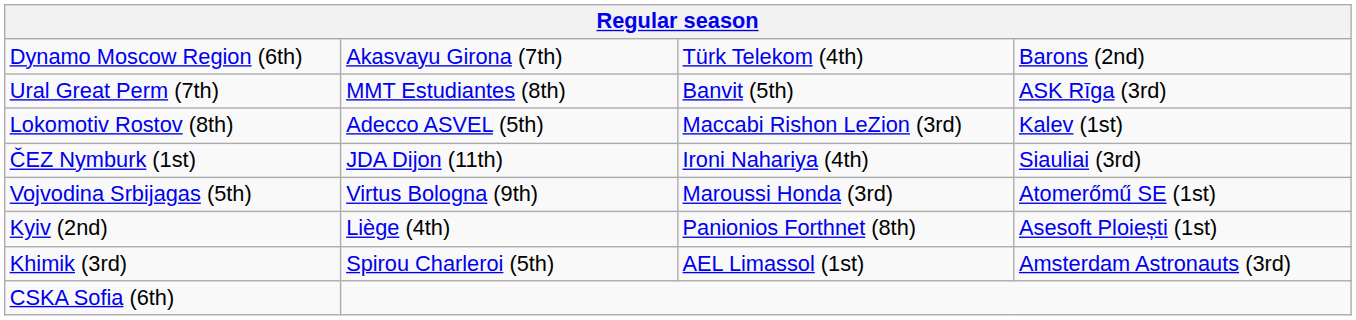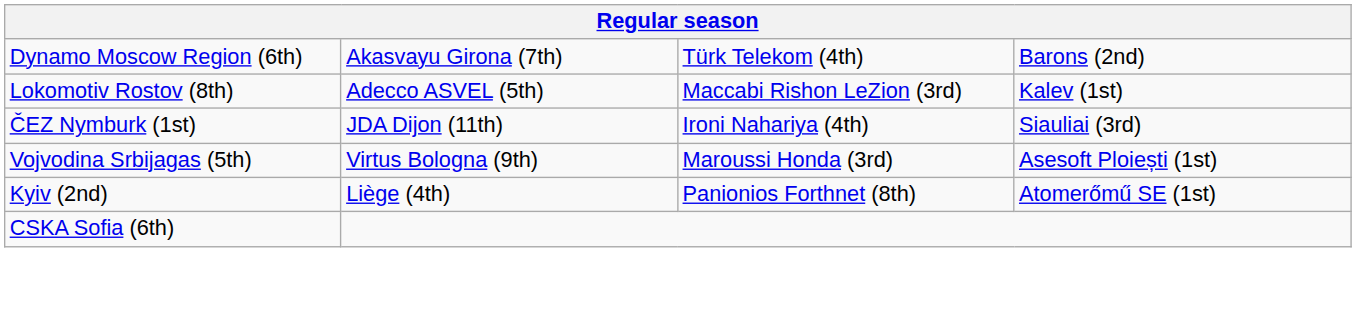- row: (114, 90)
(1118, 194) Atomerőmű SE (1st) -> (1118, 159) Asesoft Ploiești (1st)
(1118, 228) Asesoft Ploiești (1st) -> (1118, 194) Atomerőmű SE (1st)
- row: (68, 263)
